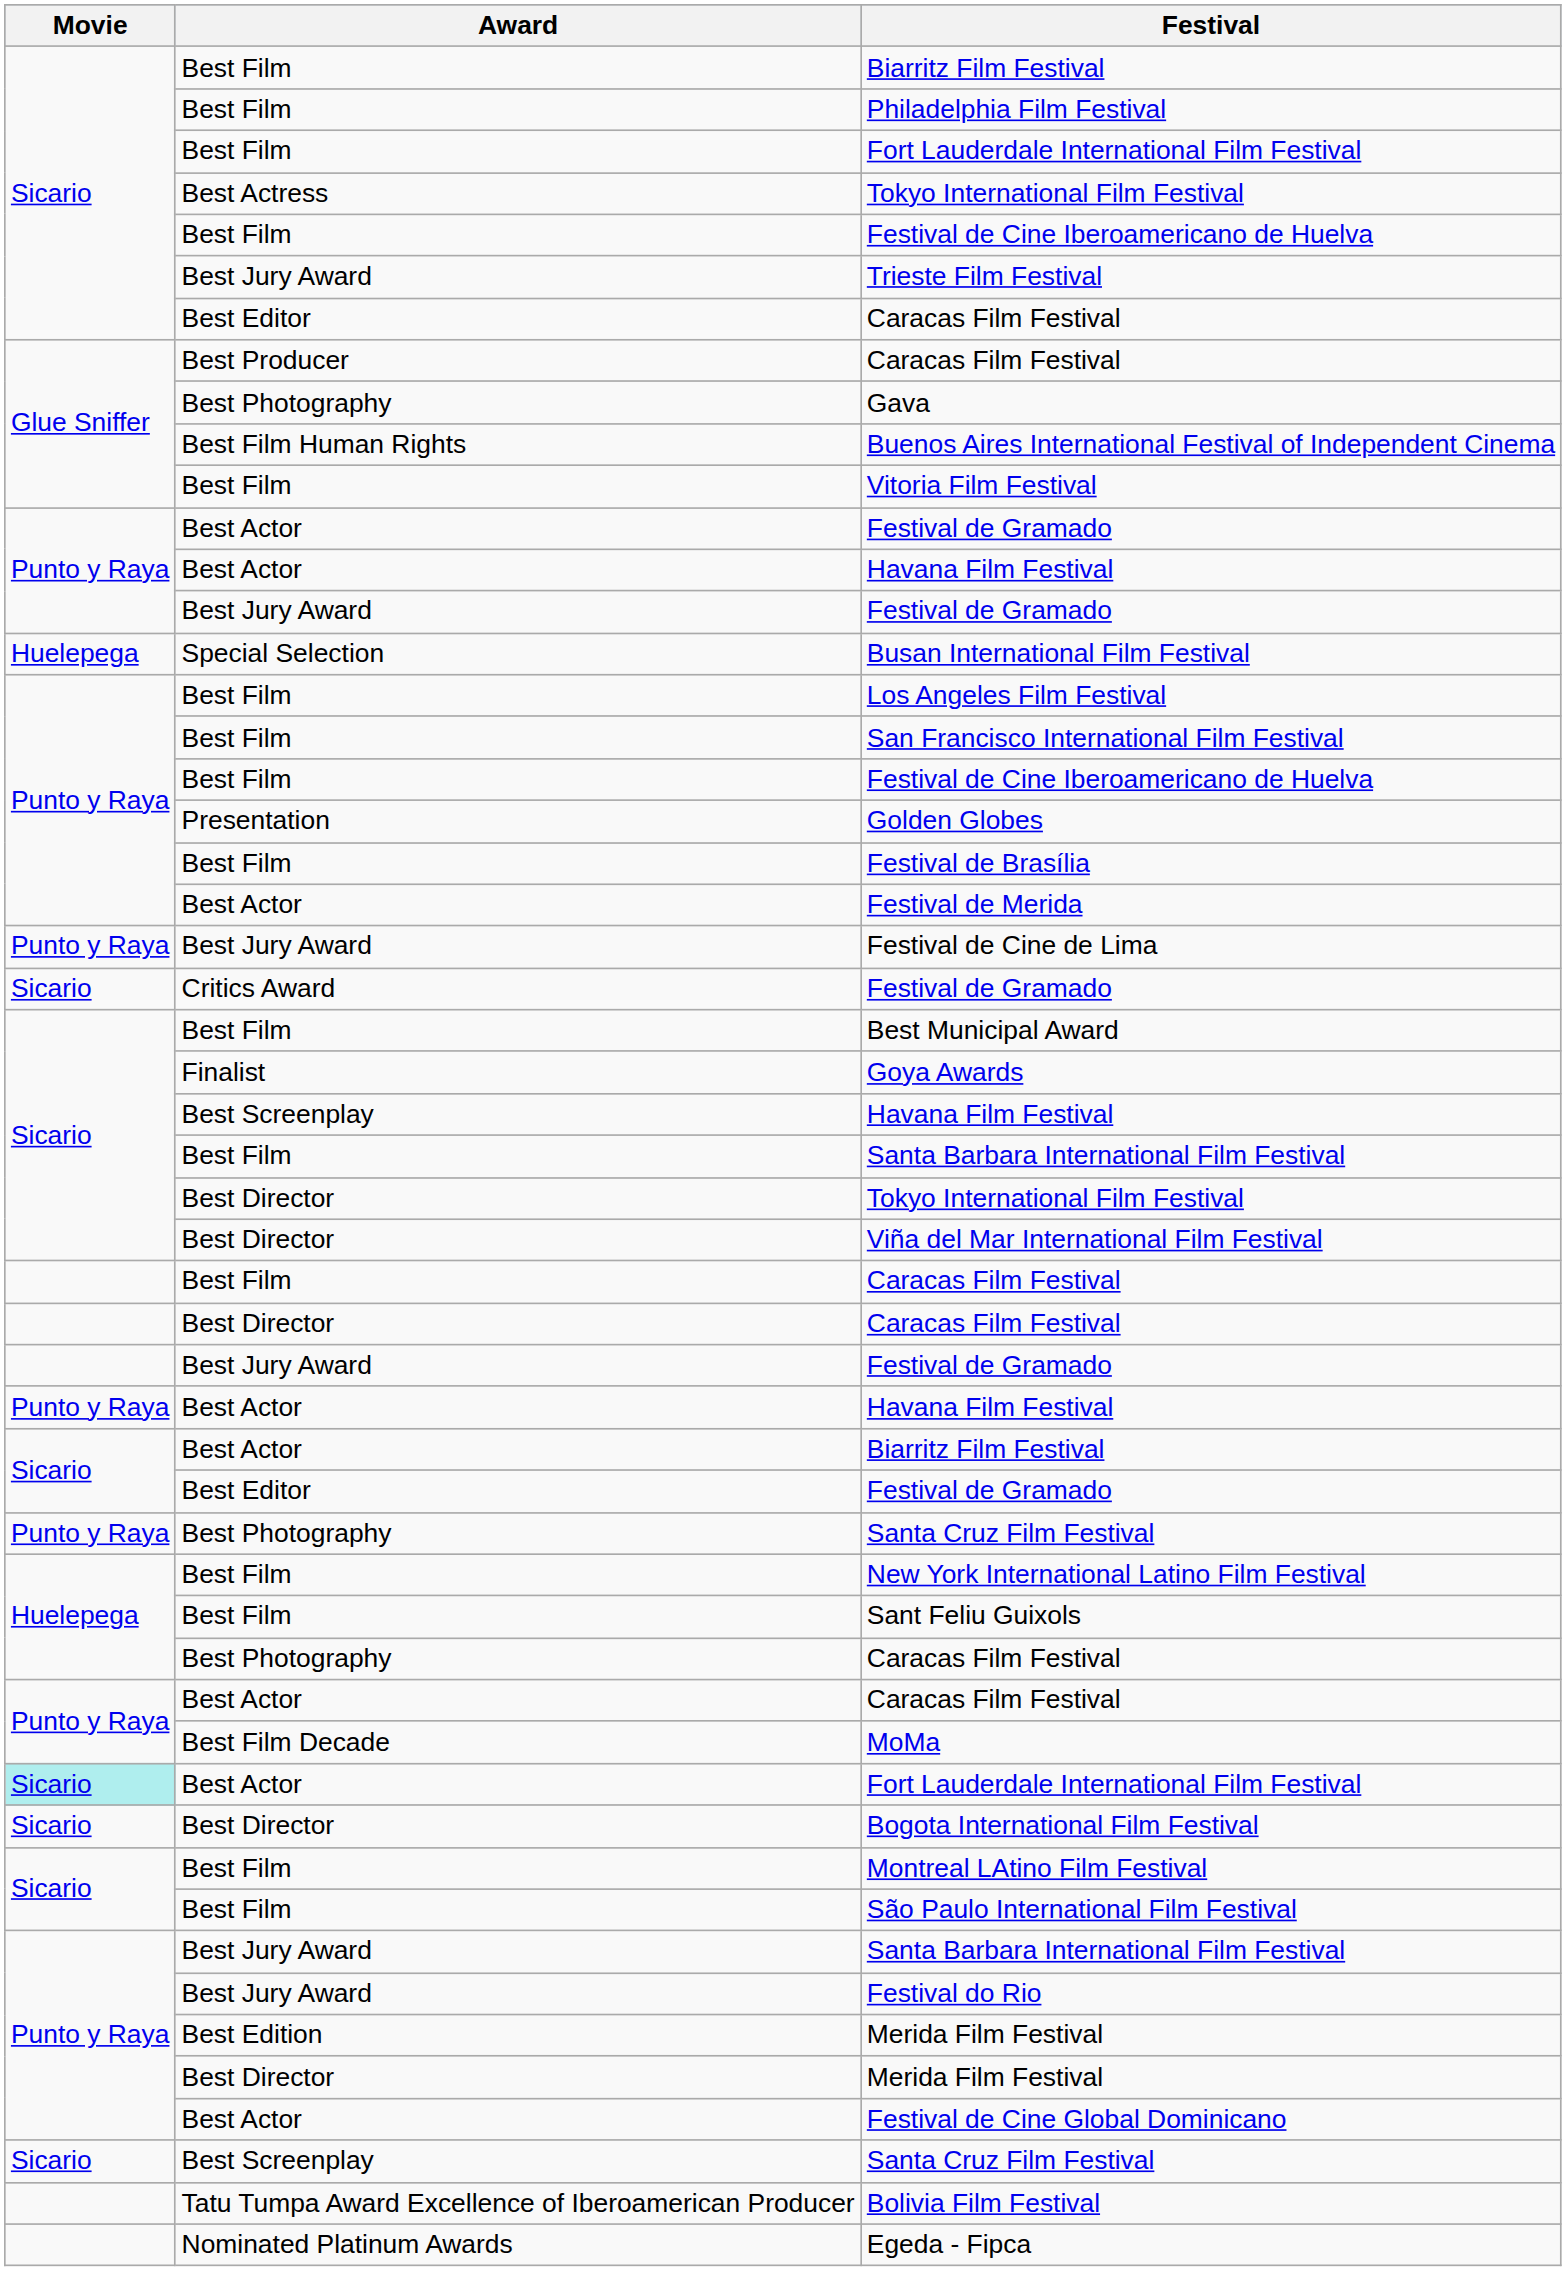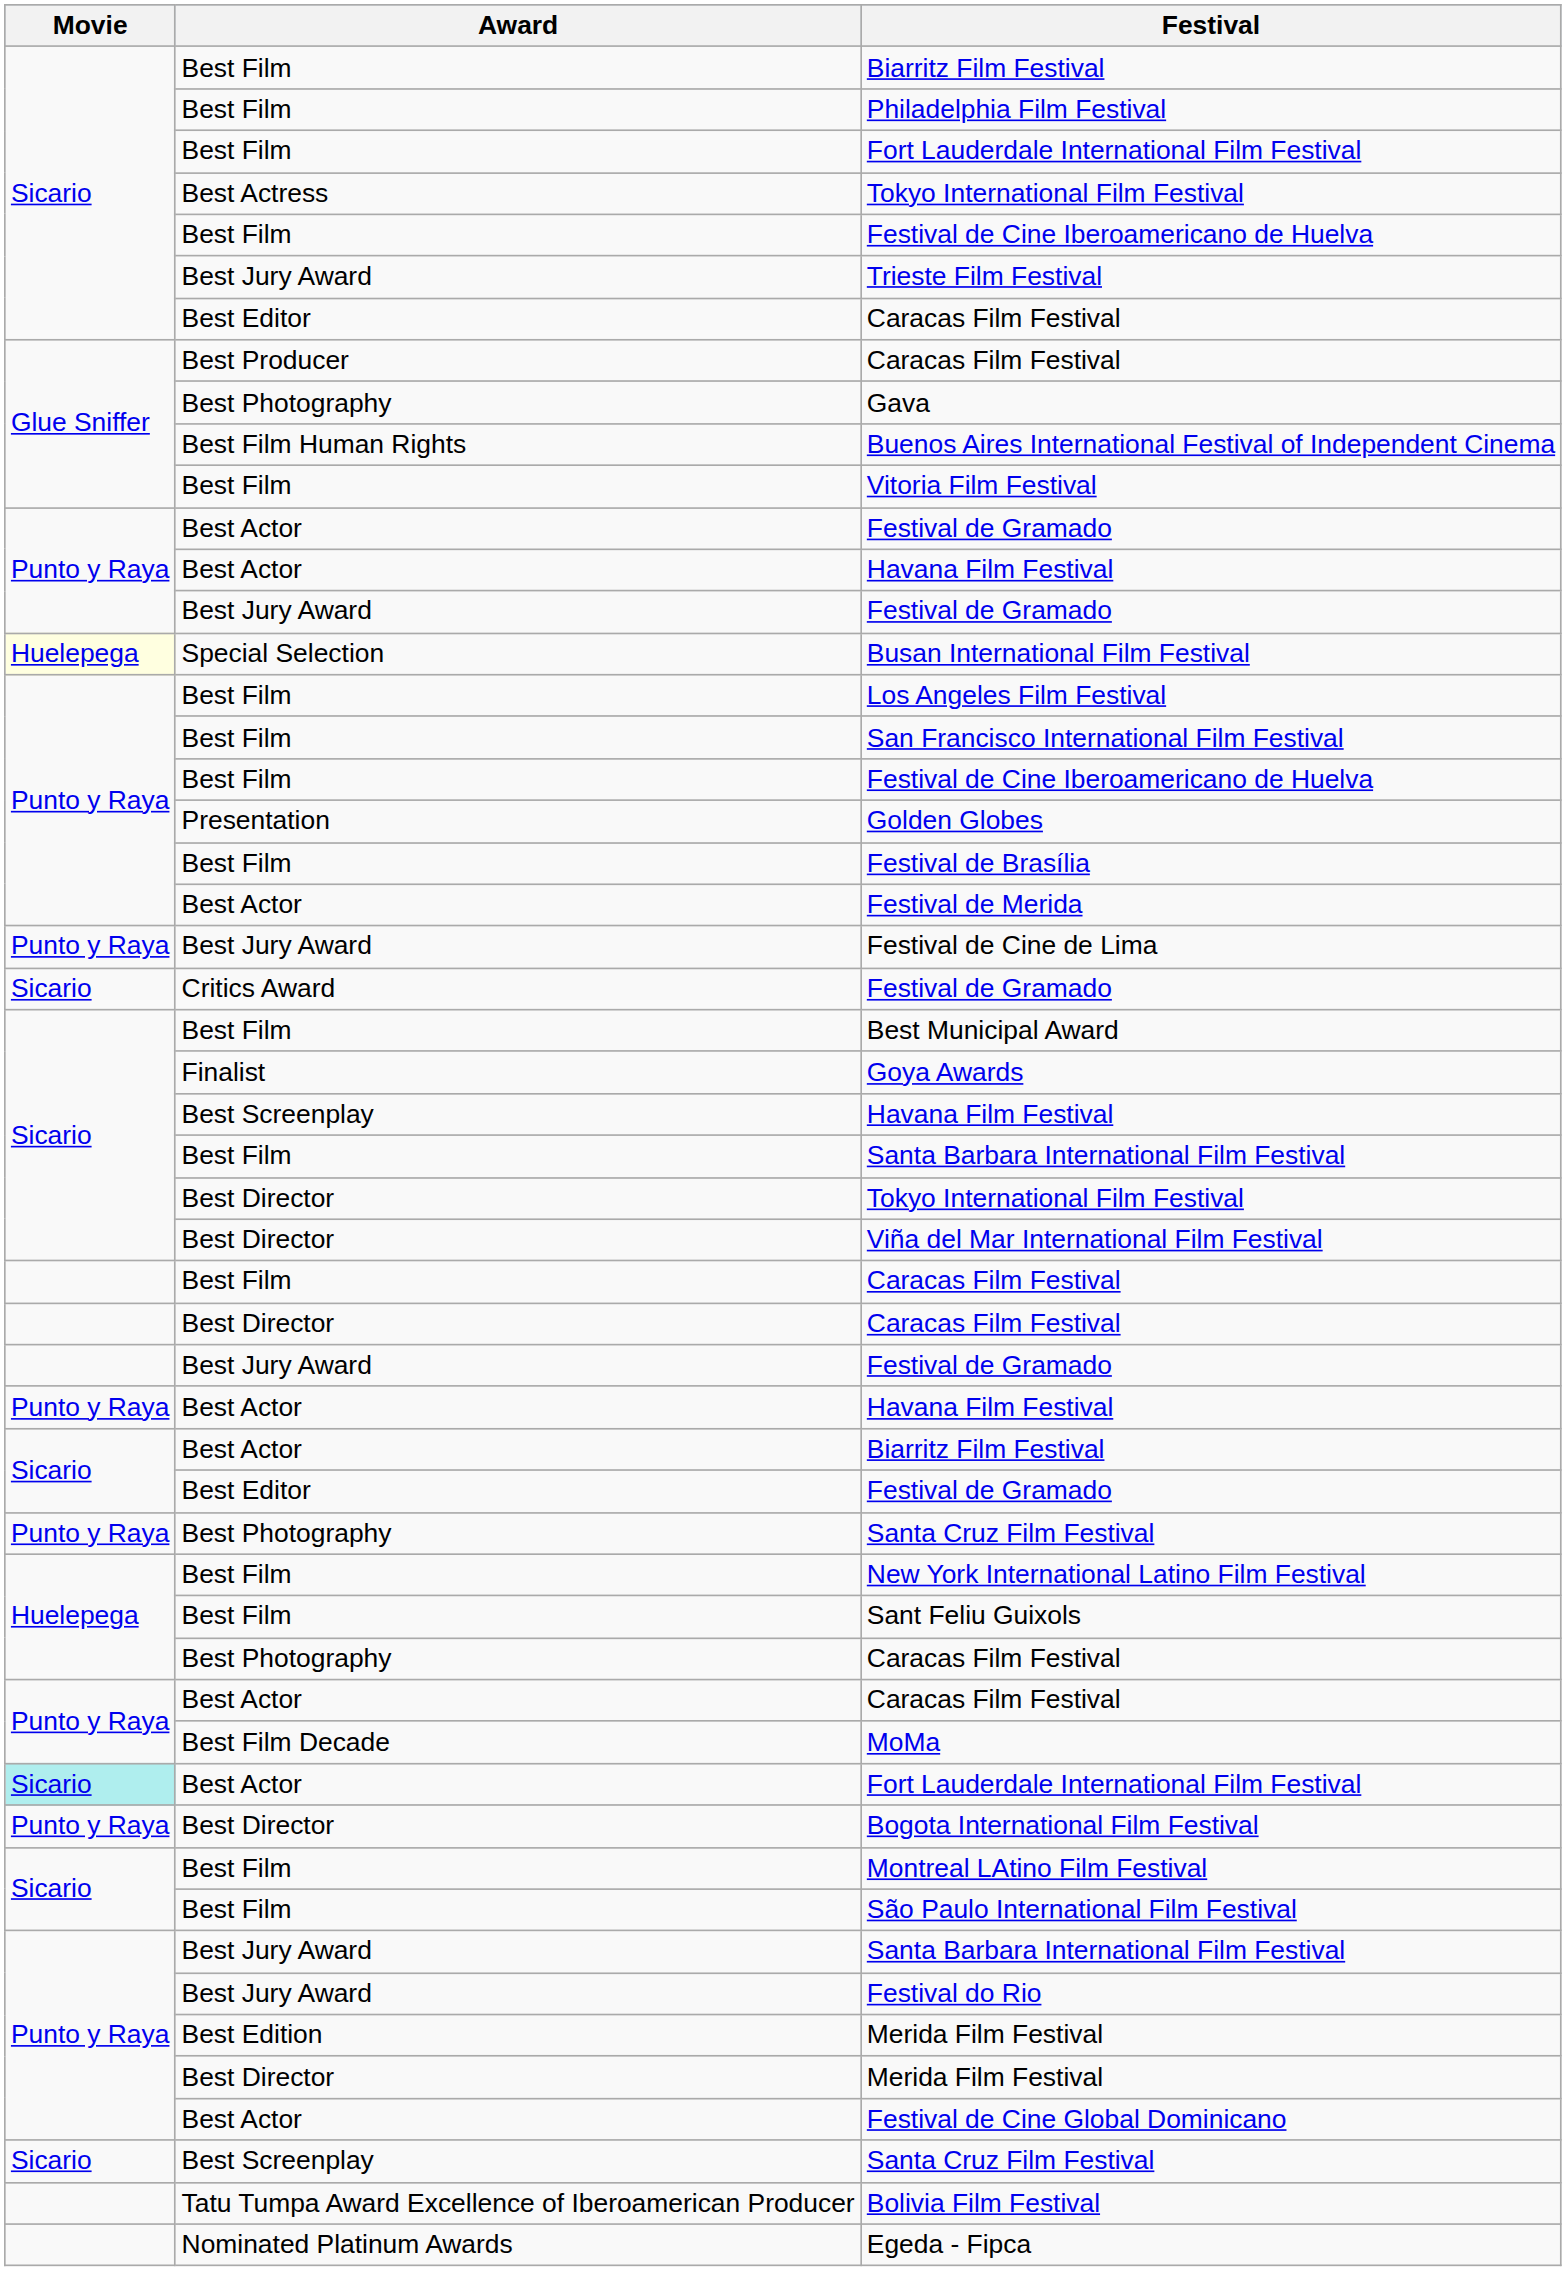(75, 653) no background -> (75, 653) lightyellow background
(51, 1825) Sicario -> (90, 1825) Punto y Raya
